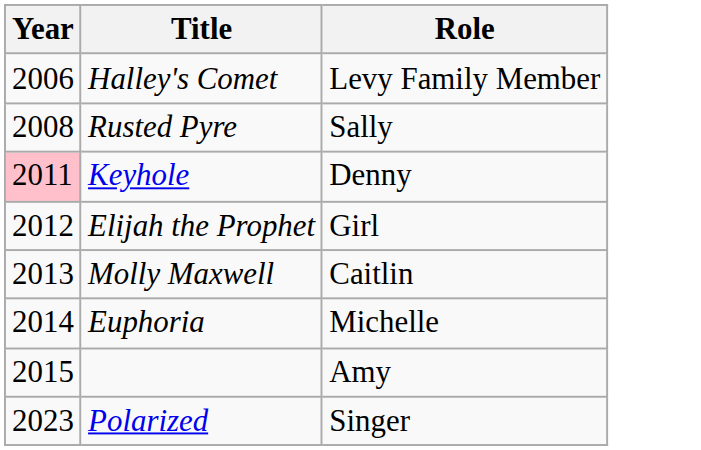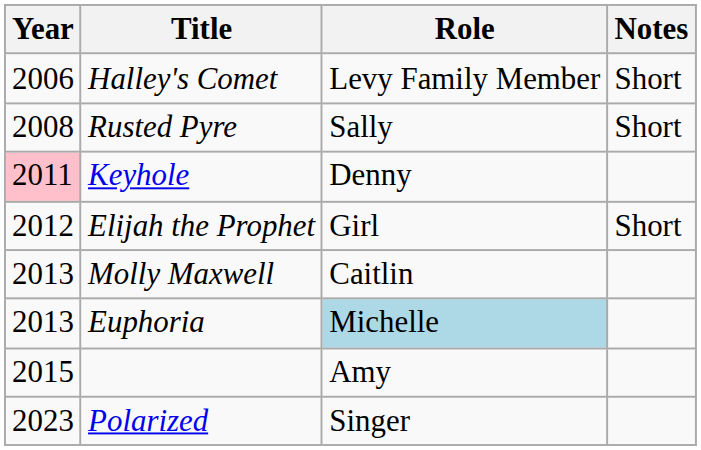+ column: (651, 28)
(43, 322) 2014 -> (43, 322) 2013
(384, 322) no background -> (384, 322) lightblue background
